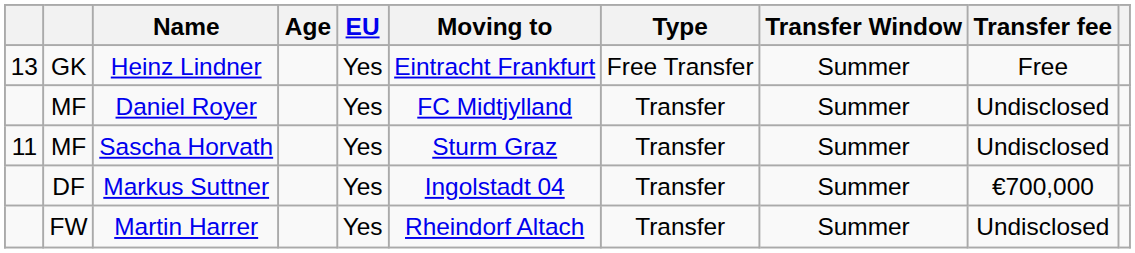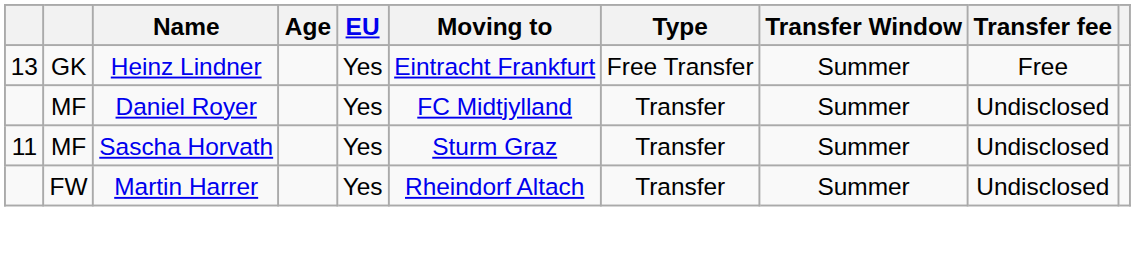- row: (186, 186)
